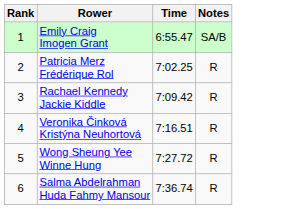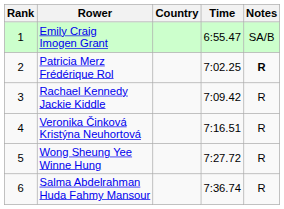+ column: (177, 13)
(214, 67) normal -> (262, 67) bold
